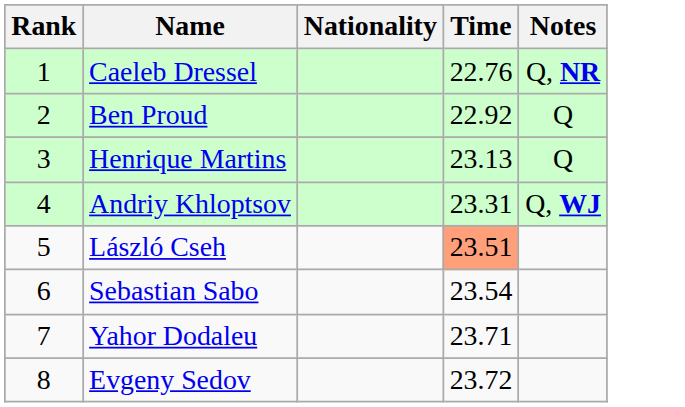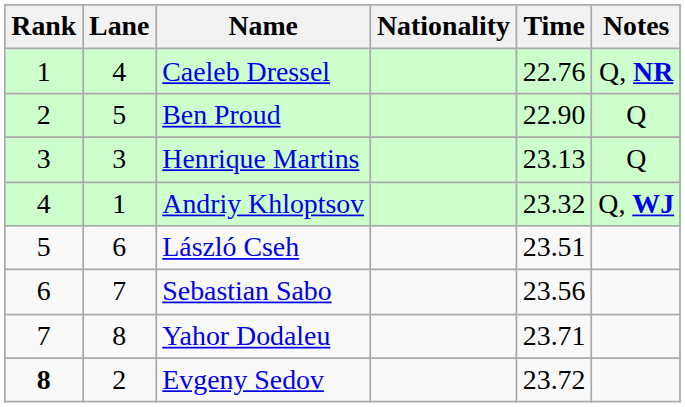+ column: (119, 26)
(481, 114) 22.92 -> (554, 114) 22.90
(481, 203) 23.31 -> (554, 203) 23.32
(481, 247) lightsalmon background -> (554, 247) no background
(481, 291) 23.54 -> (554, 291) 23.56
(44, 379) normal -> (44, 379) bold
